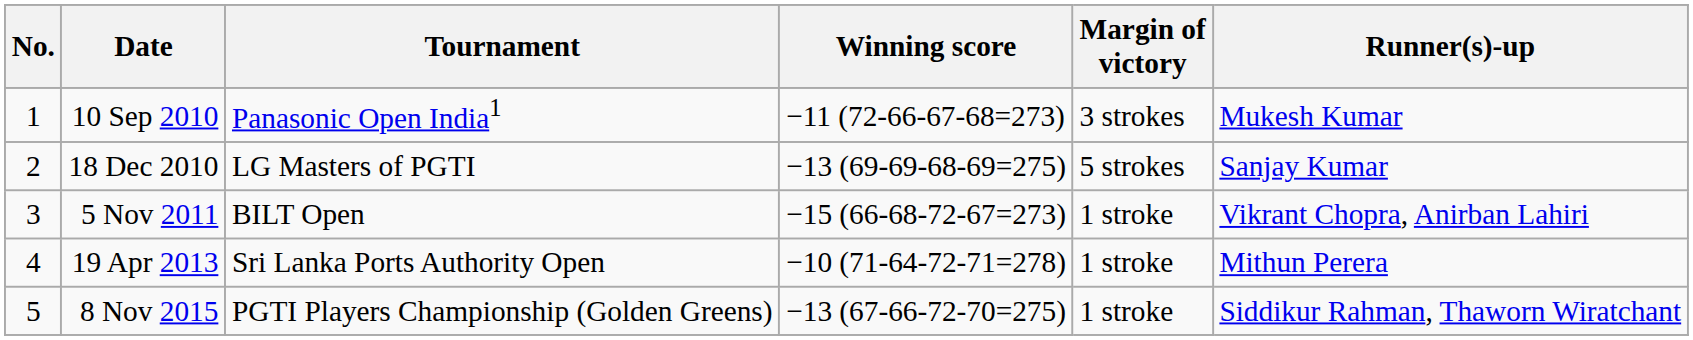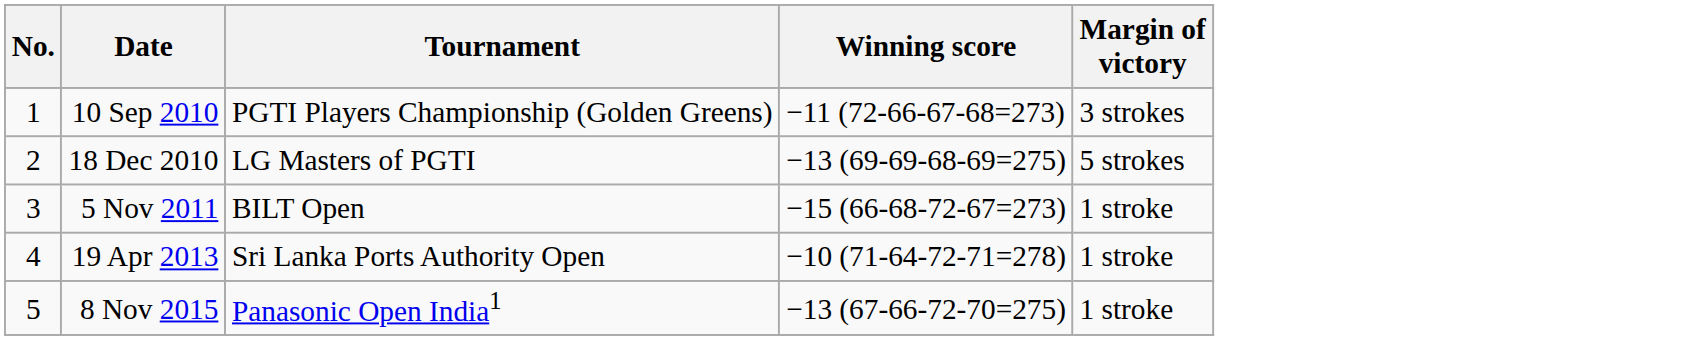- column: (1450, 46)
(367, 114) Panasonic Open India1 -> (502, 111) PGTI Players Championship (Golden Greens)
(502, 311) PGTI Players Championship (Golden Greens) -> (367, 308) Panasonic Open India1
